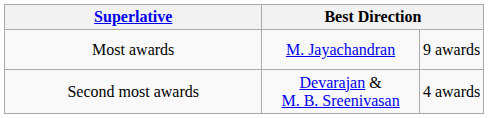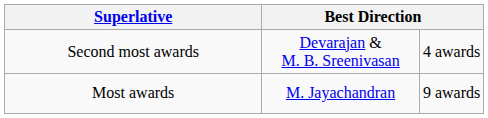rows swapped: (133, 49) <-> (133, 91)
